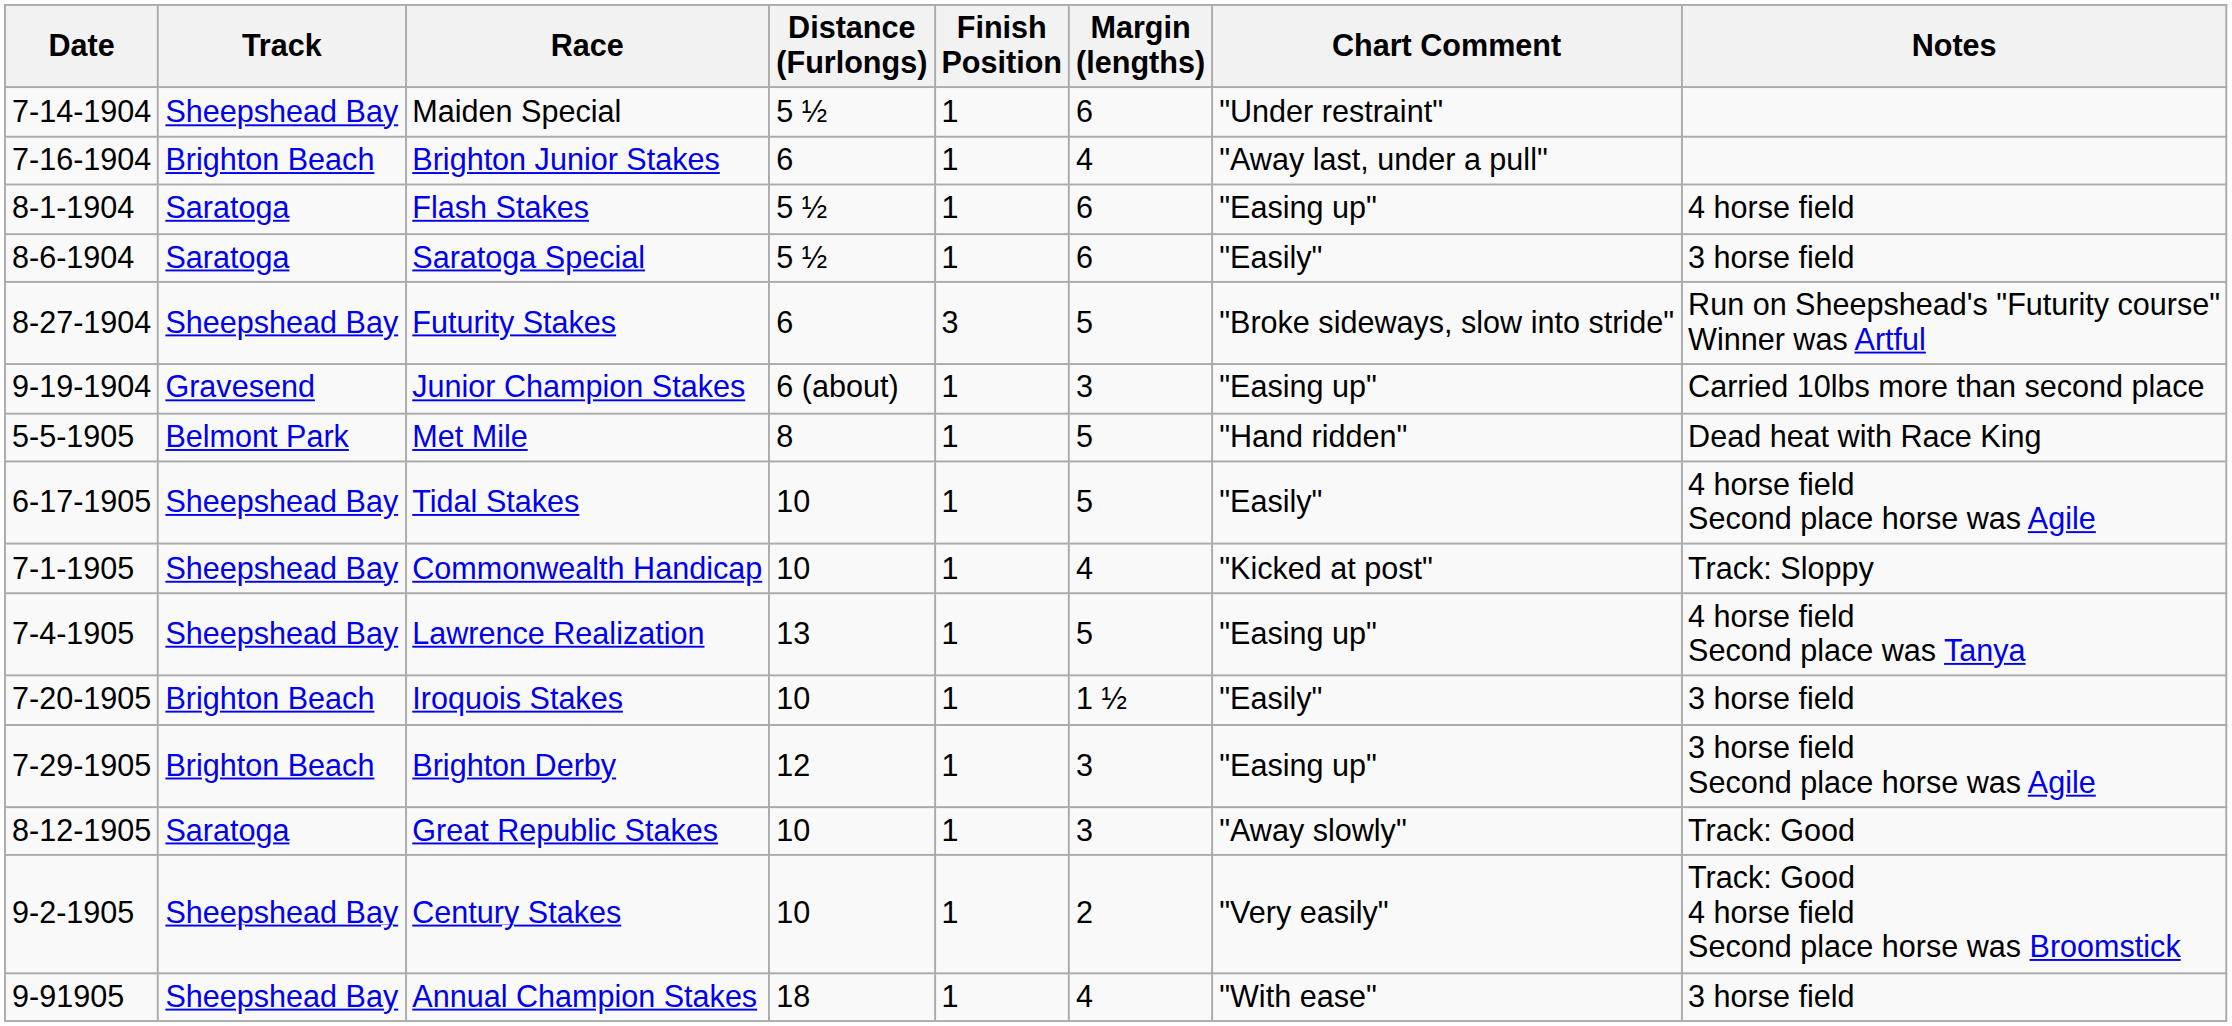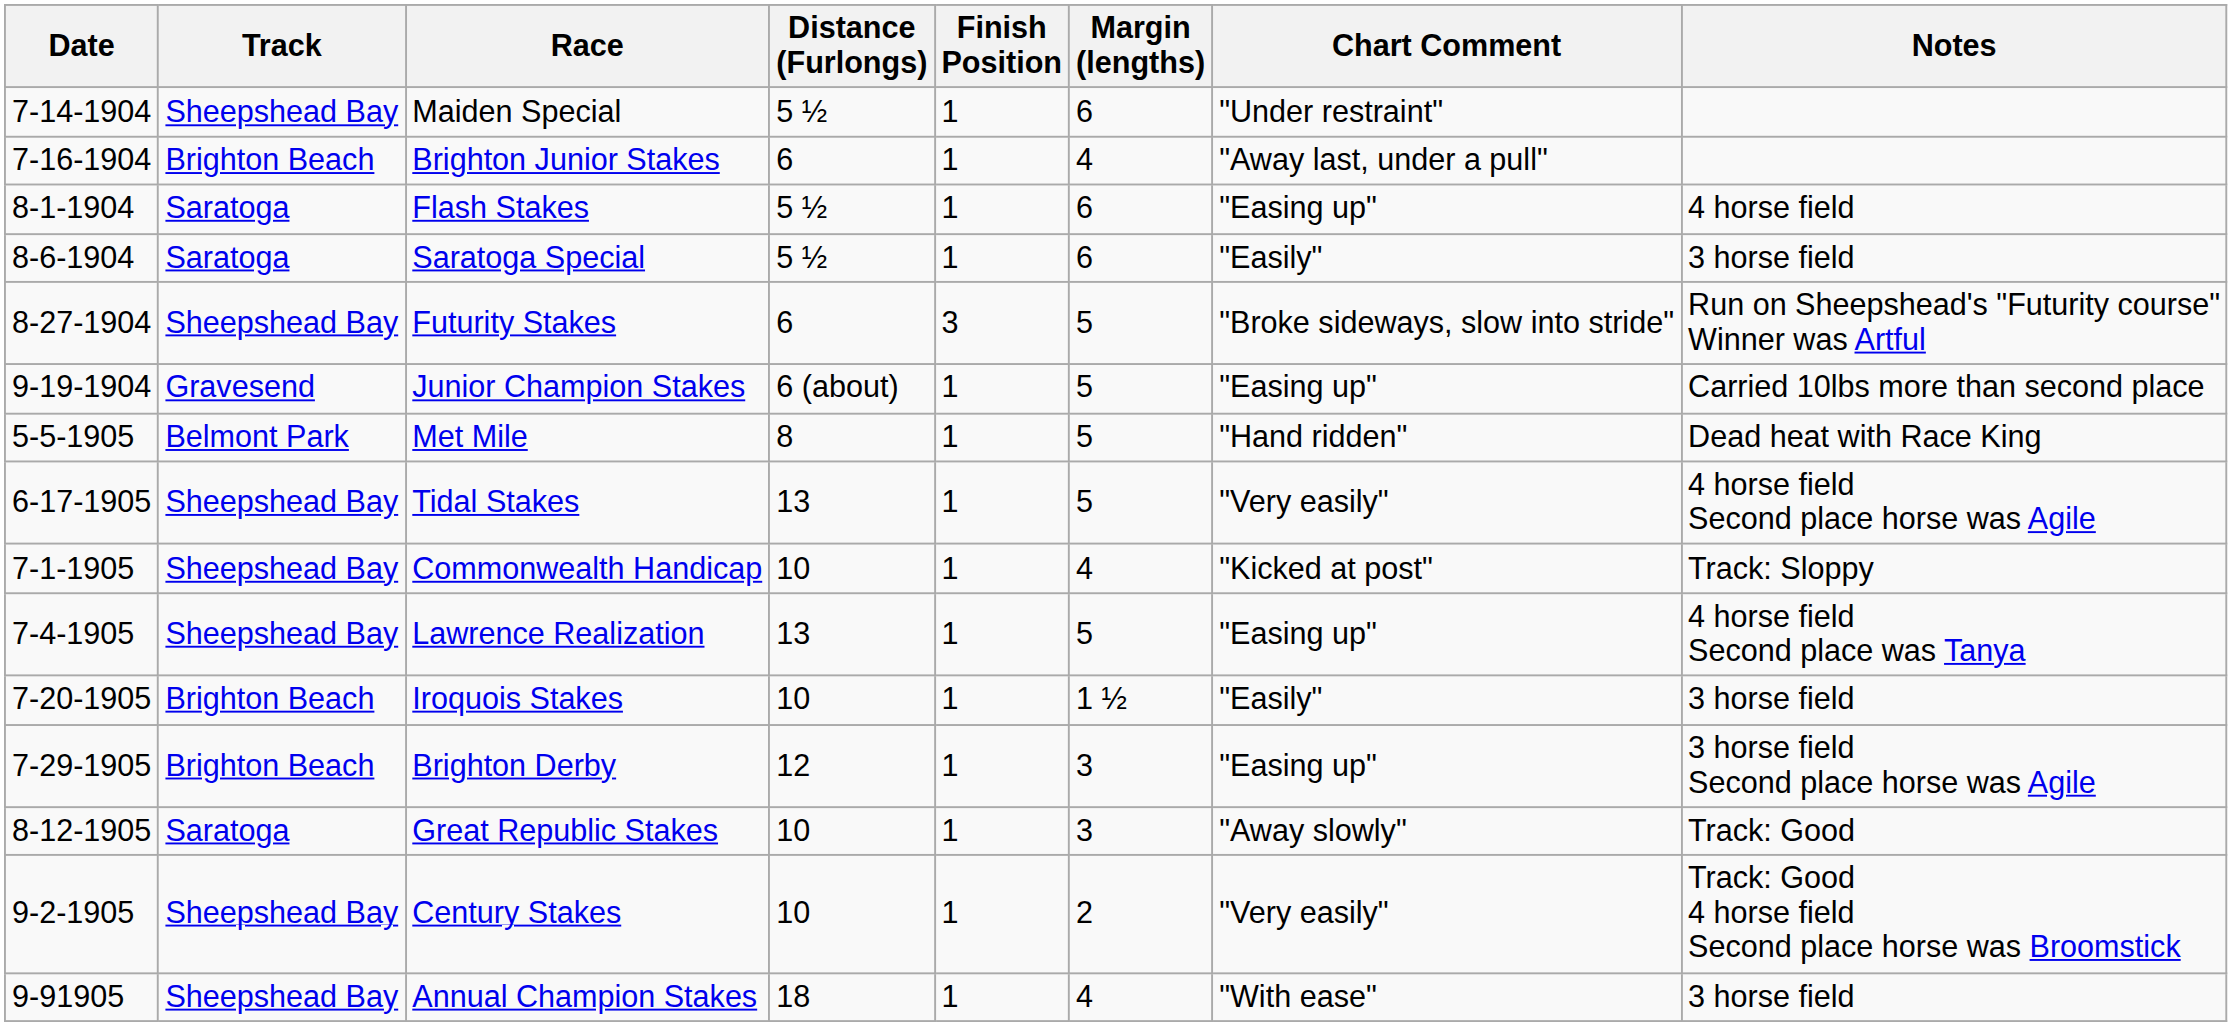(1085, 388) 3 -> (1085, 388) 5
(793, 502) 10 -> (793, 502) 13
(1271, 502) "Easily" -> (1304, 502) "Very easily"
